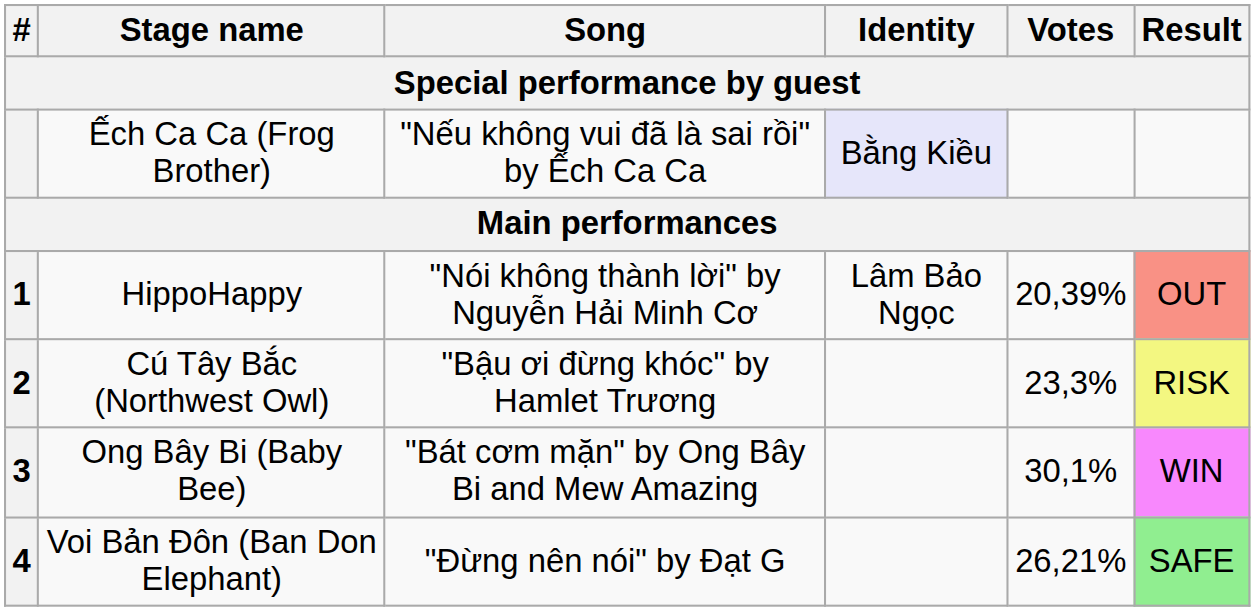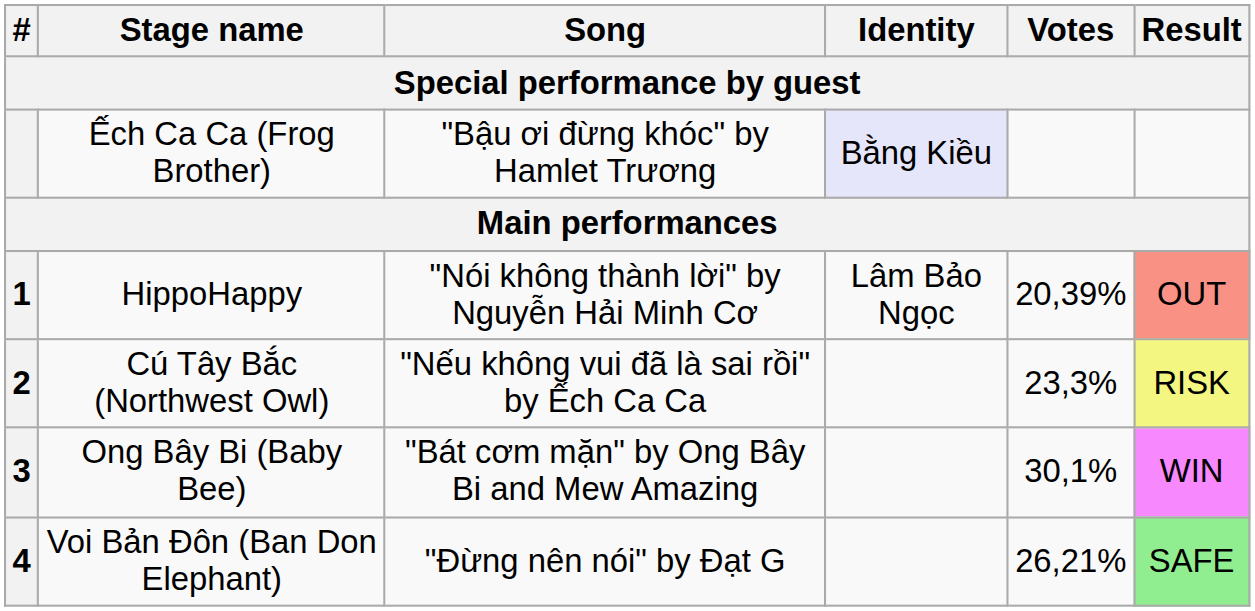(605, 152) "Nếu không vui đã là sai rồi" by Ếch Ca Ca -> (605, 152) "Bậu ơi đừng khóc" by Hamlet Trương
(605, 382) "Bậu ơi đừng khóc" by Hamlet Trương -> (605, 382) "Nếu không vui đã là sai rồi" by Ếch Ca Ca
